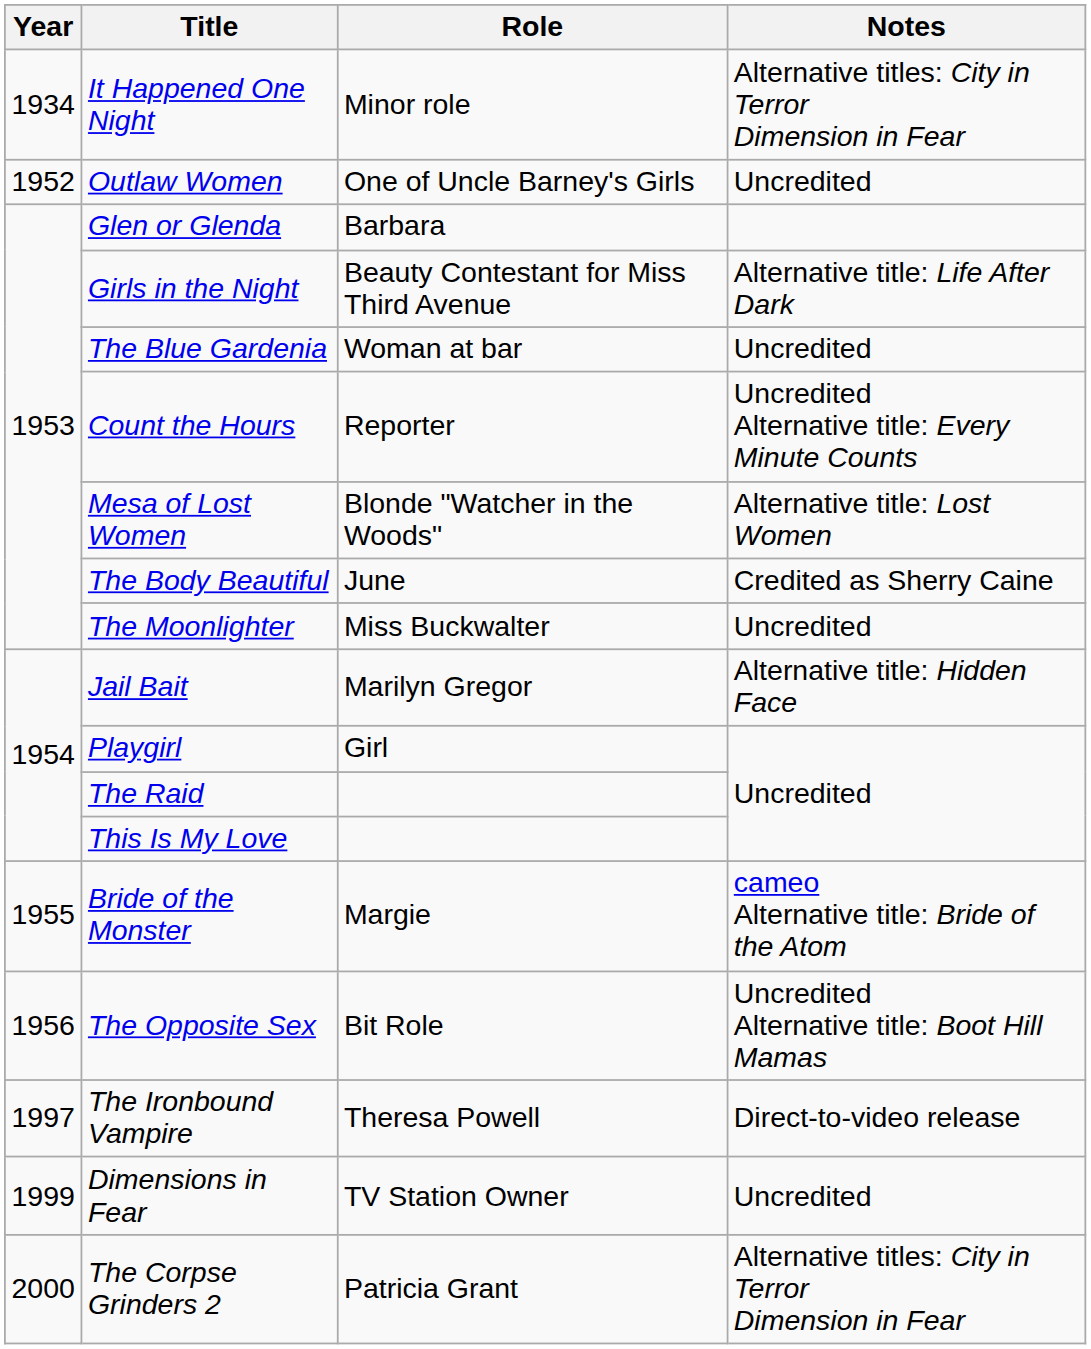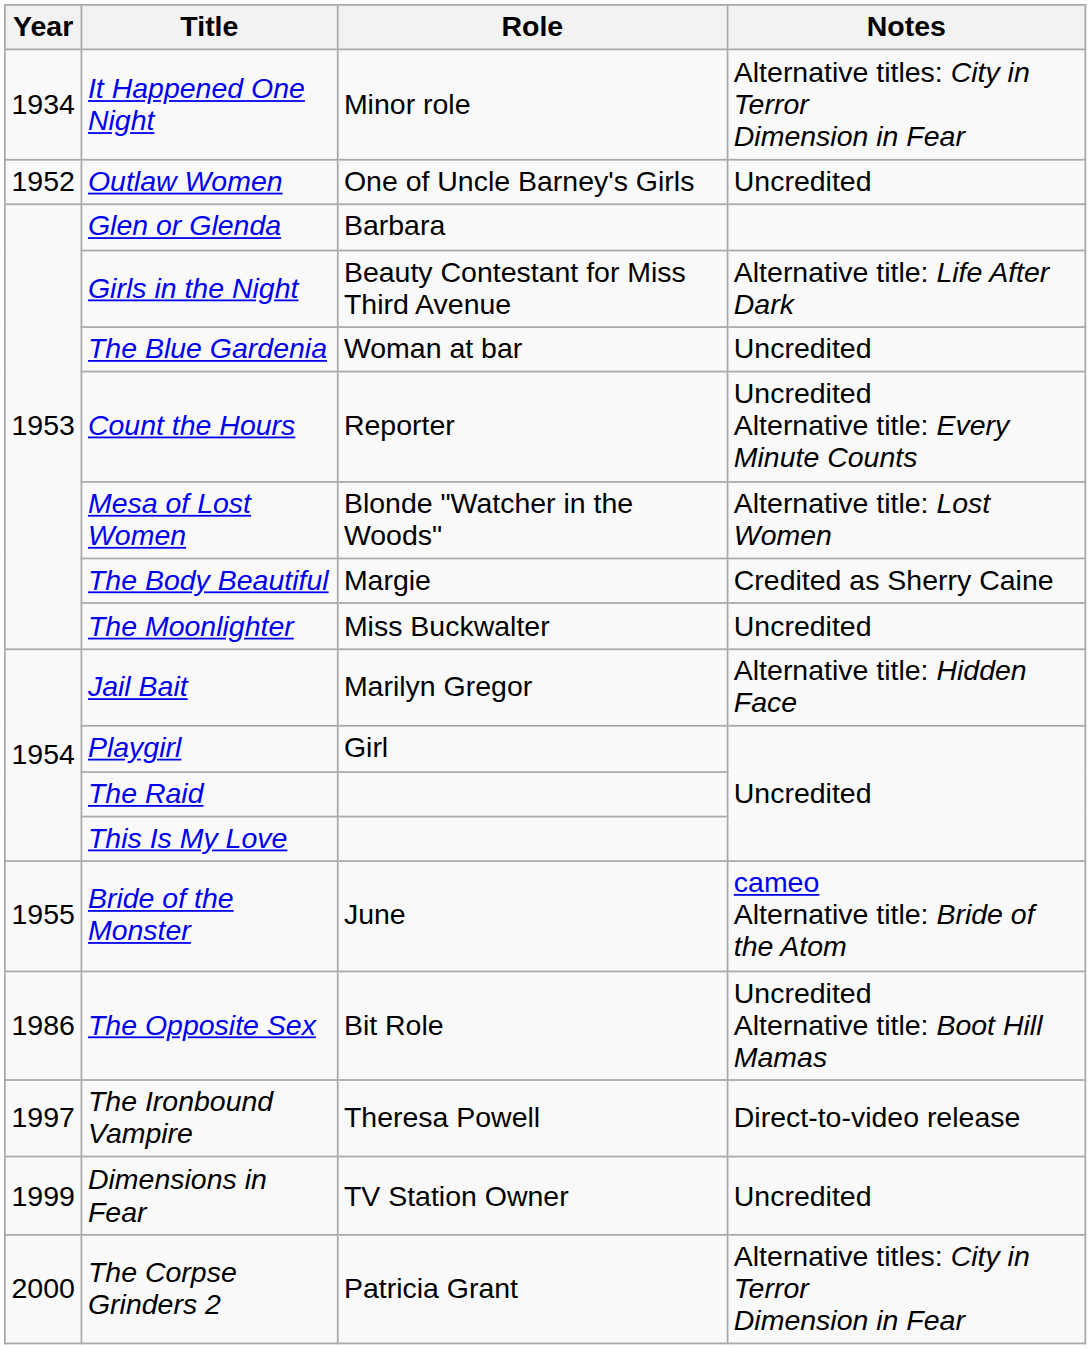(375, 580) June -> (387, 580) Margie
(387, 915) Margie -> (375, 915) June
(43, 1024) 1956 -> (43, 1024) 1986
